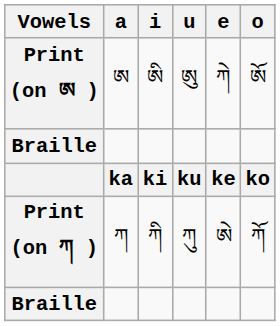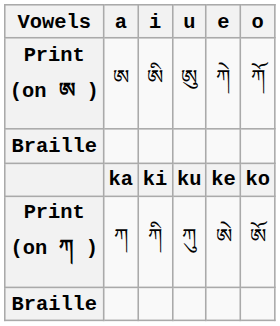(258, 79) ཨོ -> (258, 79) ཀོ
(258, 237) ཀོ -> (258, 237) ཨོ
